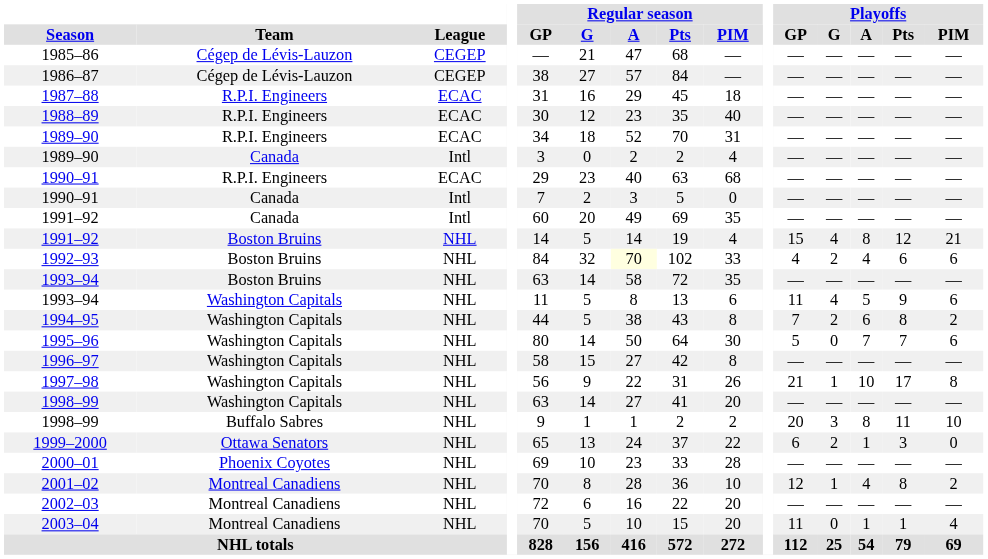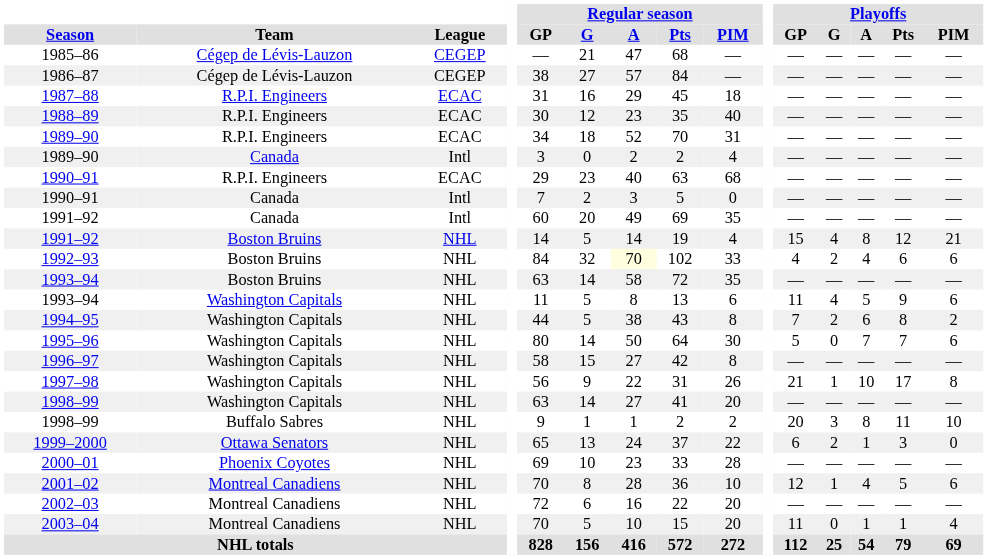(903, 483) 8 -> (903, 483) 5
(954, 483) 2 -> (954, 483) 6
